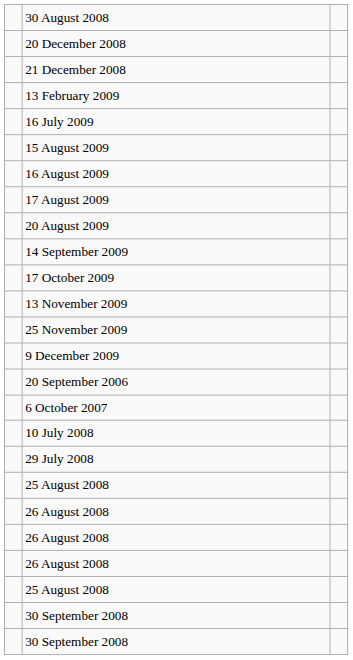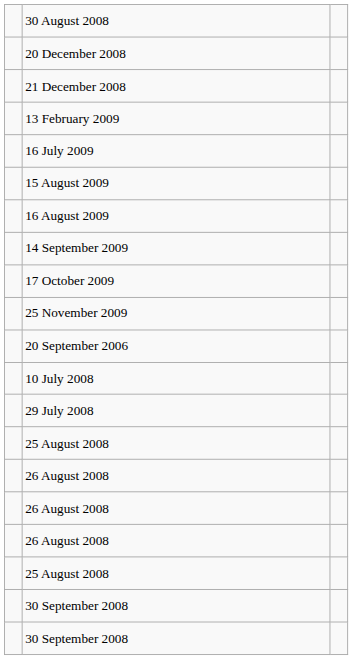- row: (13, 200)
- row: (13, 226)
- row: (13, 304)
- row: (13, 356)
- row: (13, 408)
